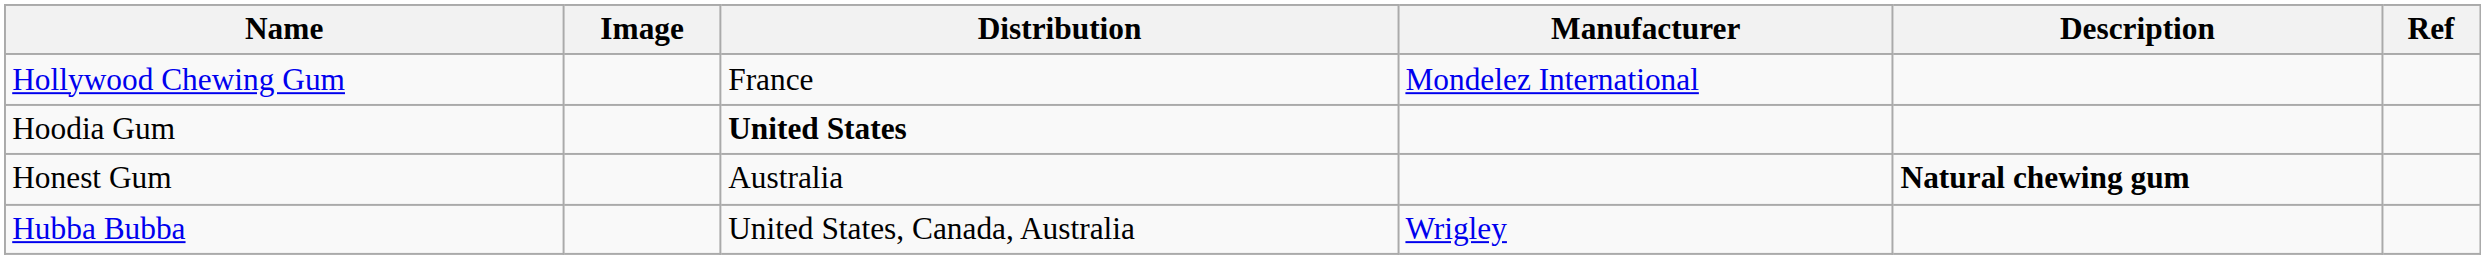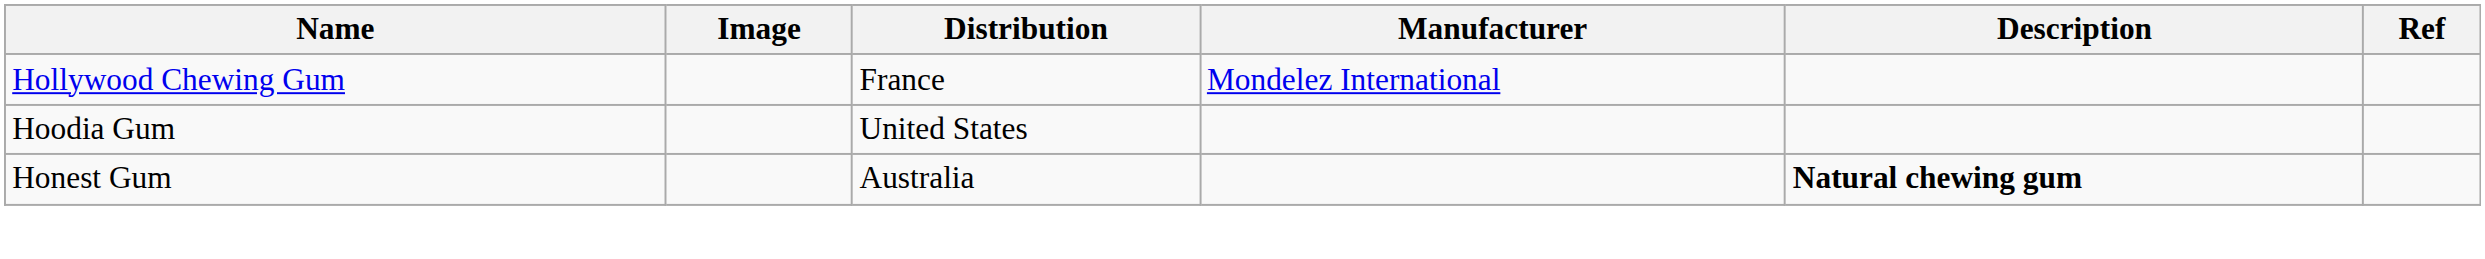(817, 128) bold -> (944, 128) normal
- row: (99, 228)
